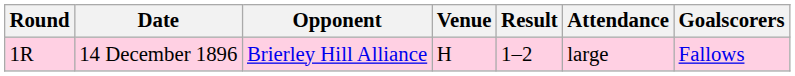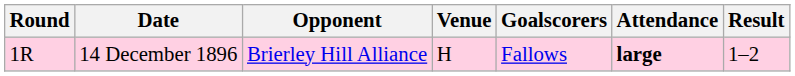columns swapped: (529, 20) <-> (732, 20)
(588, 53) normal -> (639, 53) bold
